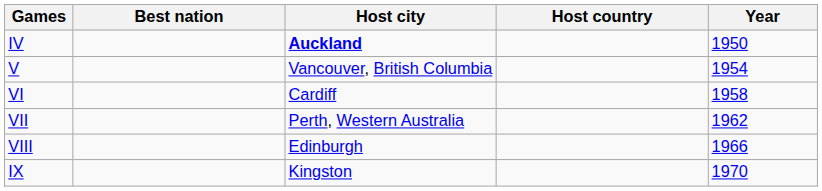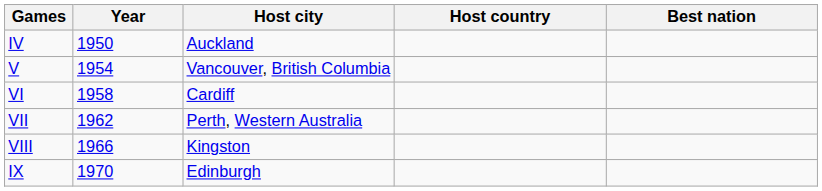columns swapped: (763, 17) <-> (179, 17)
(325, 43) bold -> (220, 43) normal
(326, 146) Edinburgh -> (218, 146) Kingston
(320, 172) Kingston -> (224, 172) Edinburgh
